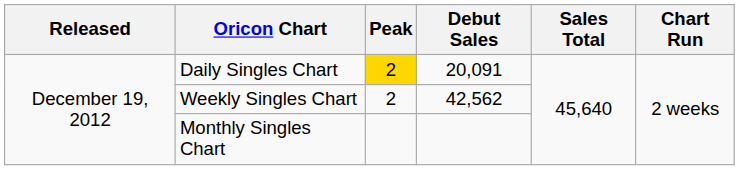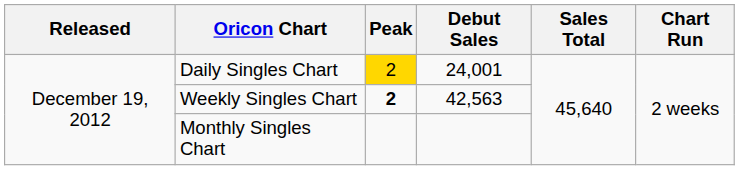(474, 69) 20,091 -> (474, 69) 24,001
(391, 98) normal -> (391, 98) bold
(474, 98) 42,562 -> (474, 98) 42,563
